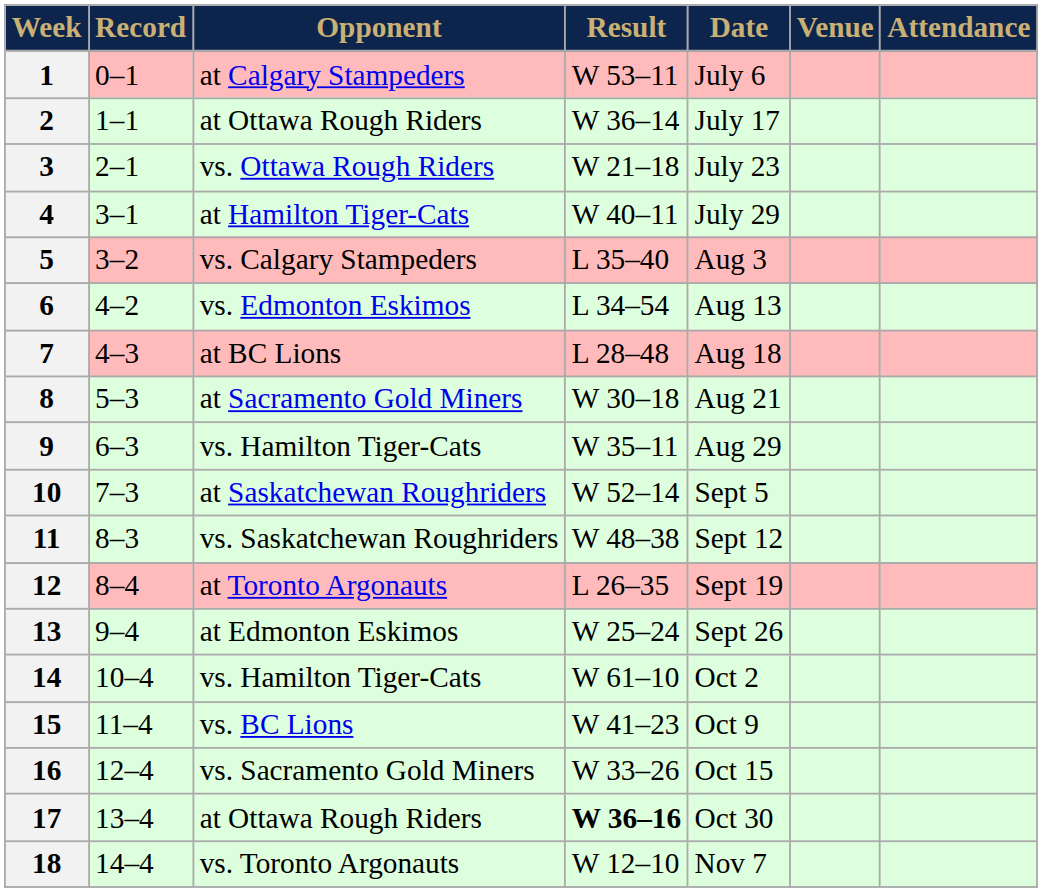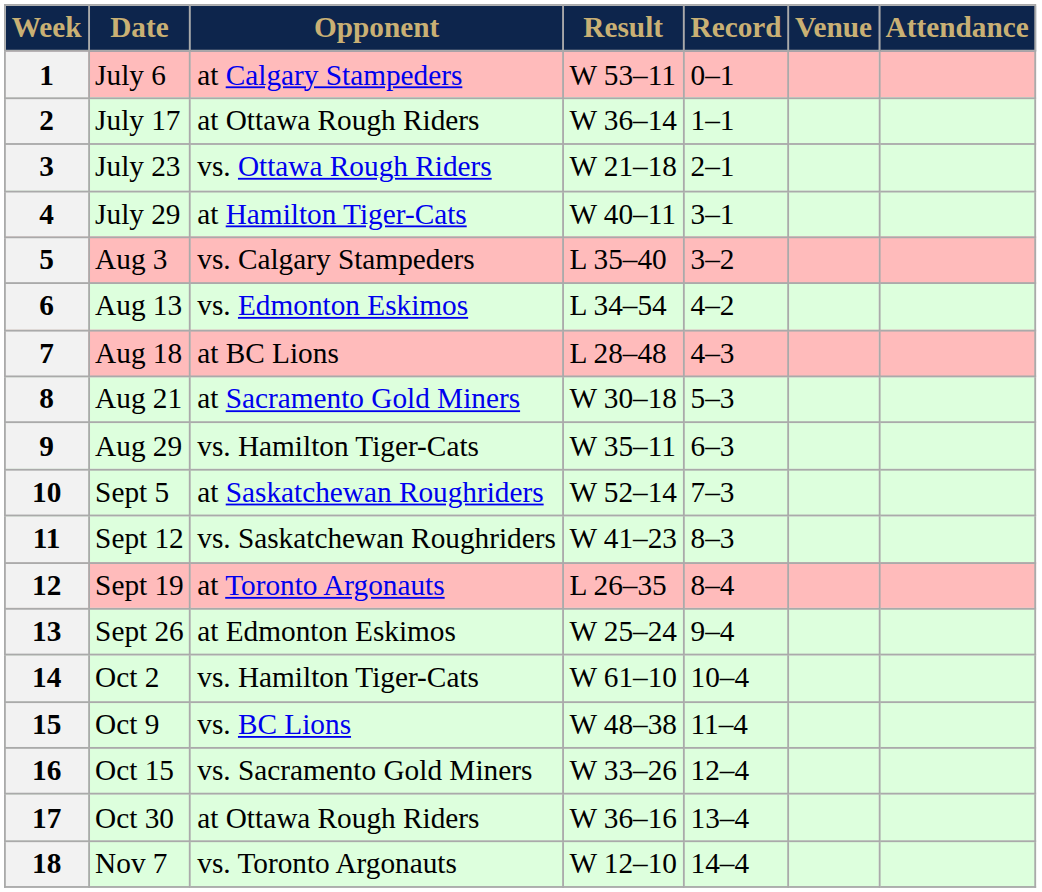columns swapped: (739, 27) <-> (141, 27)
(626, 538) W 48–38 -> (623, 538) W 41–23
(626, 724) W 41–23 -> (623, 724) W 48–38
(626, 817) bold -> (623, 817) normal
